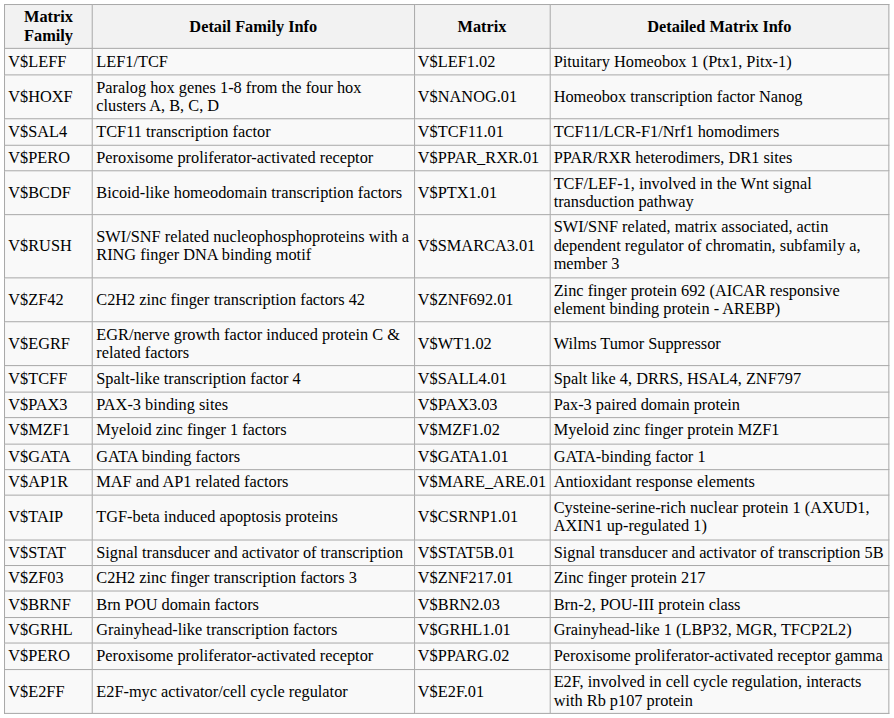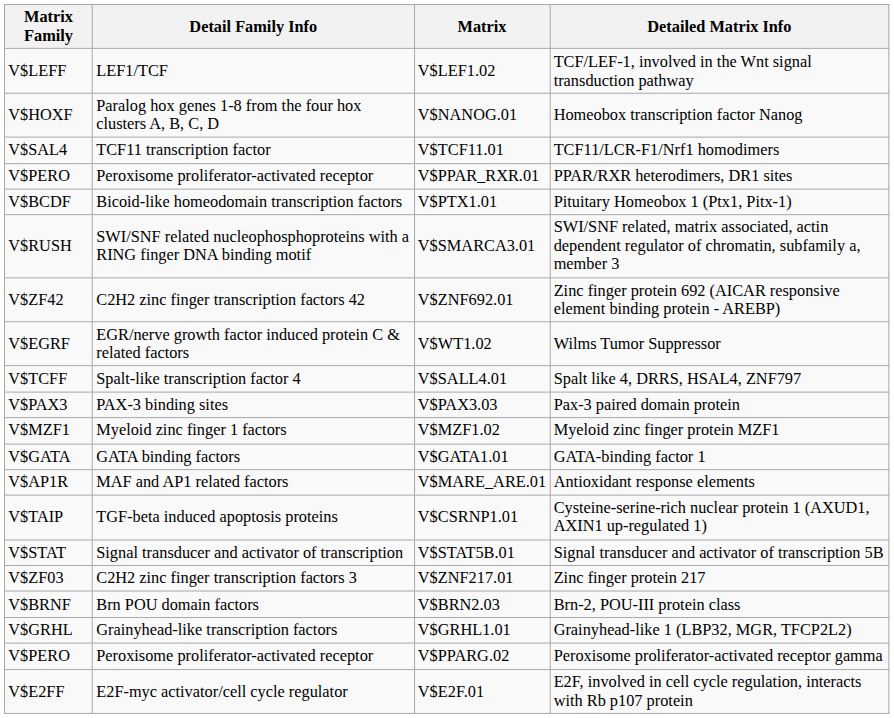(673, 61) Pituitary Homeobox 1 (Ptx1, Pitx-1) -> (683, 70) TCF/LEF-1, involved in the Wnt signal transduction pathway
(683, 192) TCF/LEF-1, involved in the Wnt signal transduction pathway -> (673, 201) Pituitary Homeobox 1 (Ptx1, Pitx-1)
